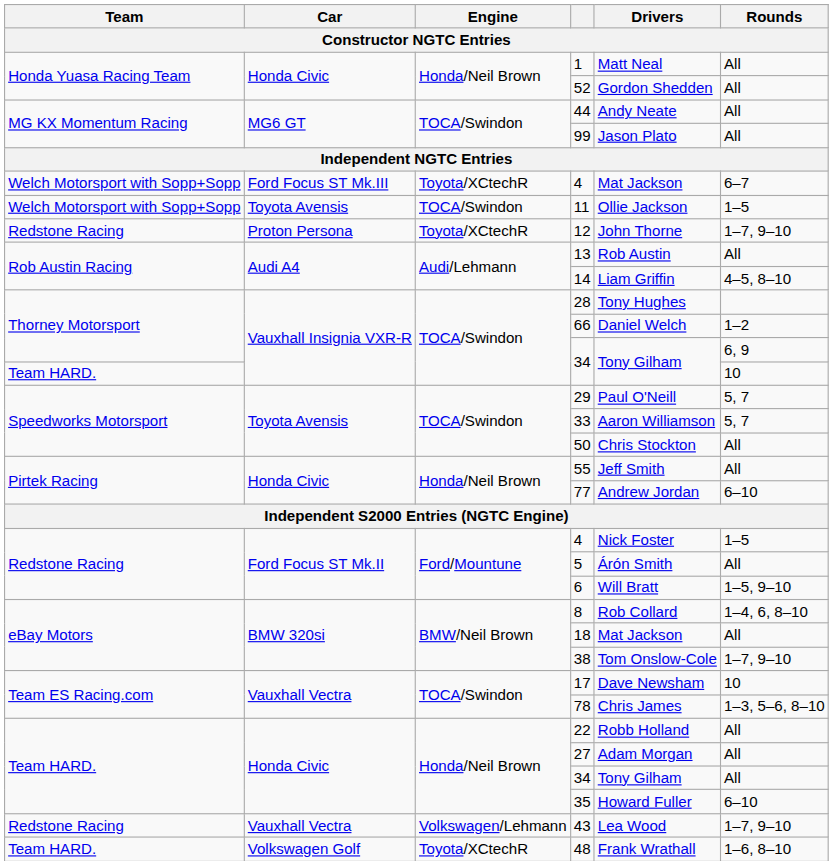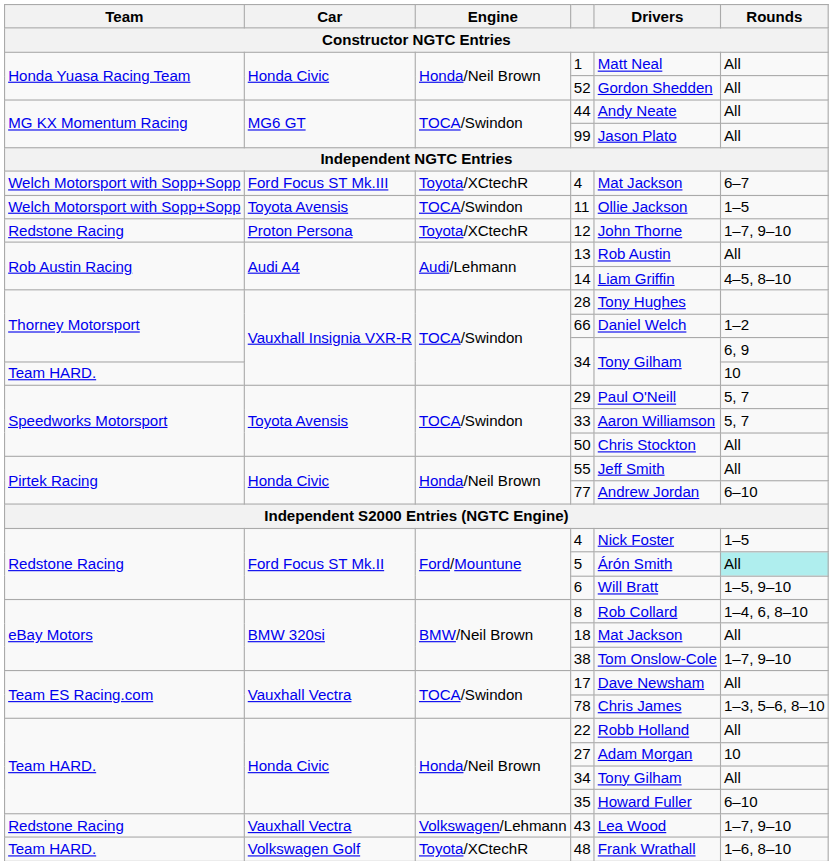(732, 563) no background -> (732, 563) paleturquoise background
(732, 682) 10 -> (732, 682) All
(732, 754) All -> (732, 754) 10
